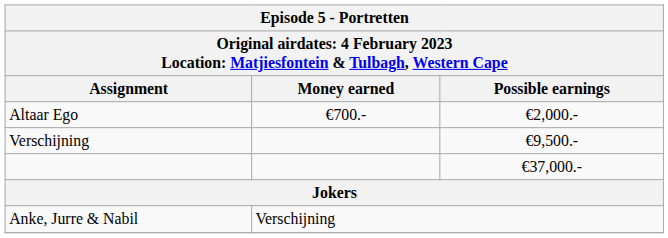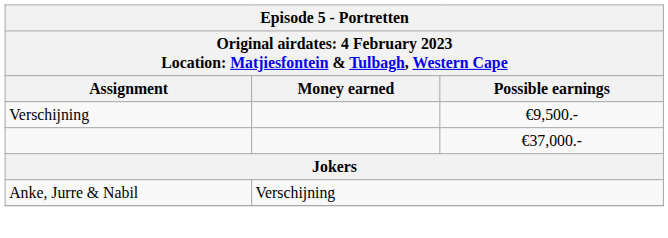- row: (44, 114)
